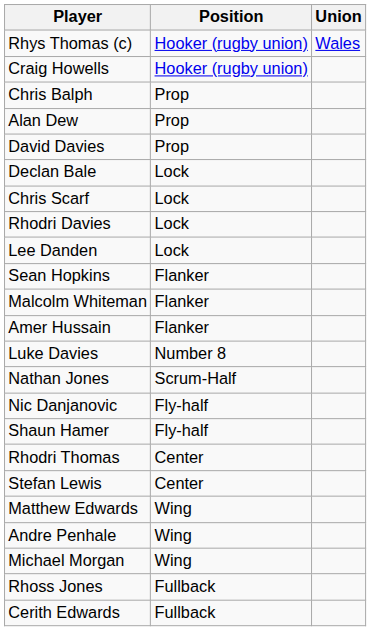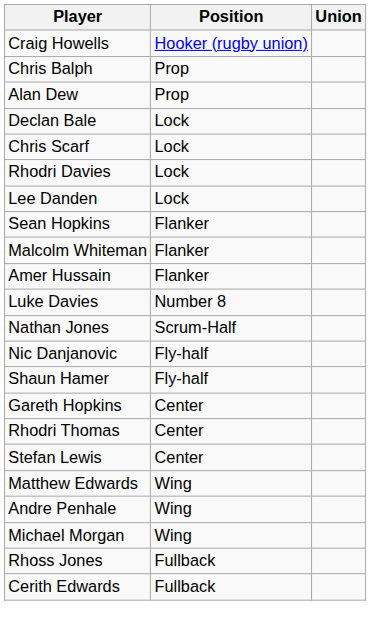- row: (70, 43)
- row: (56, 146)
+ row: (65, 405)
